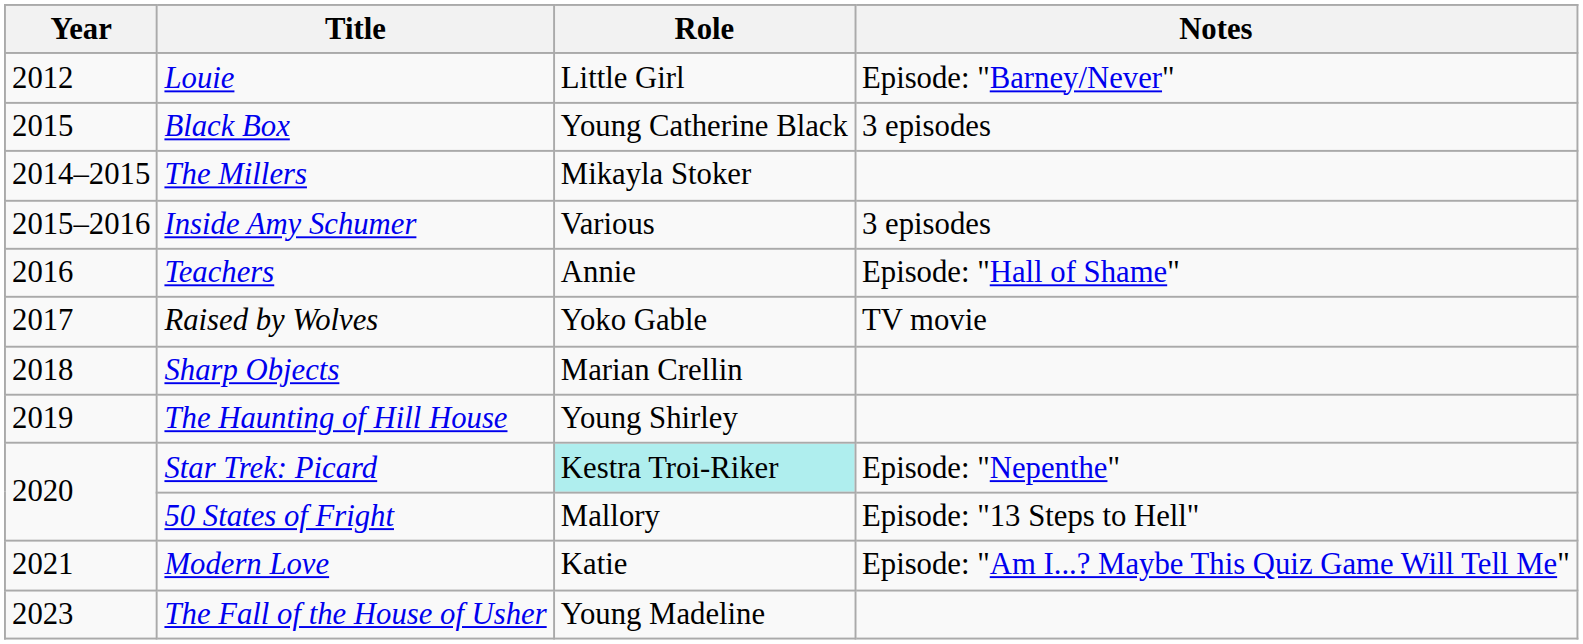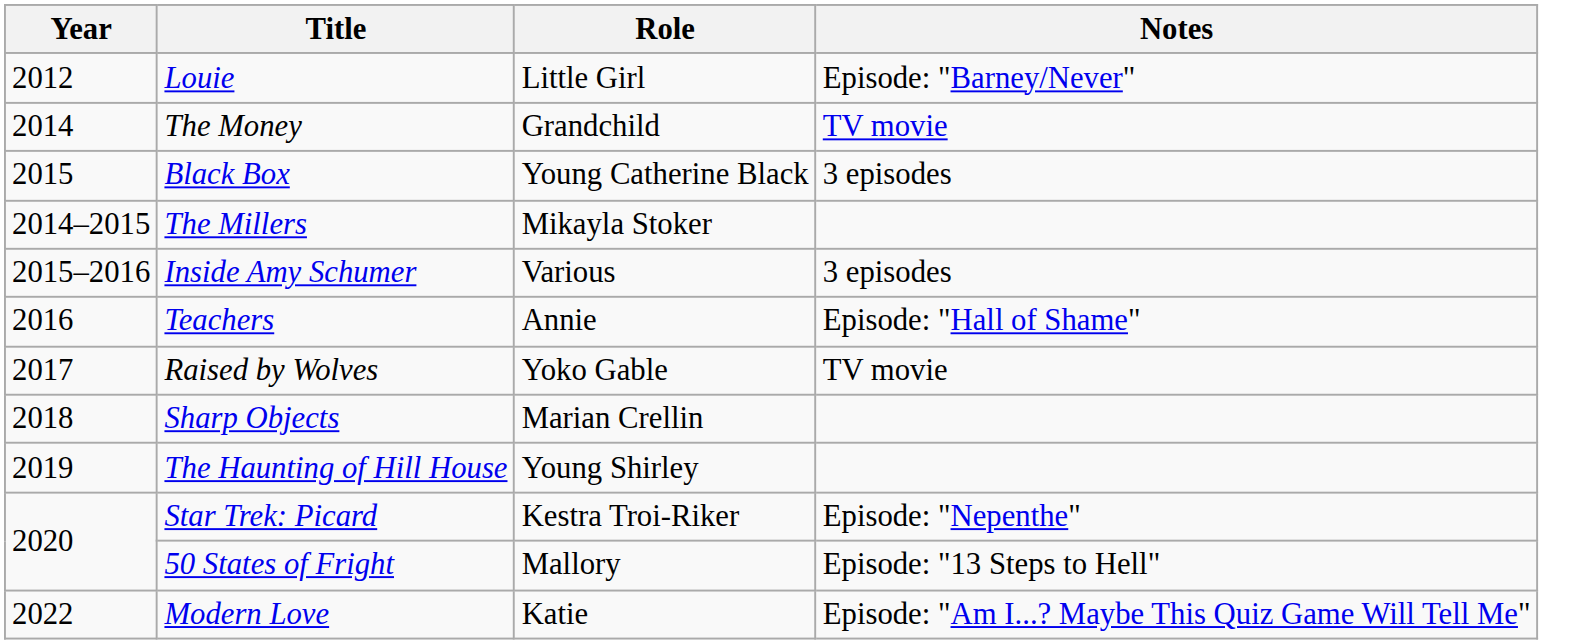+ row: (233, 126)
(670, 467) paleturquoise background -> (630, 516) no background
(43, 564) 2021 -> (43, 613) 2022
- row: (356, 613)
